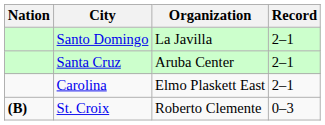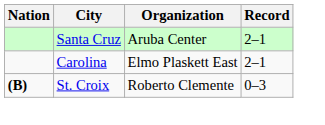- row: (103, 39)
